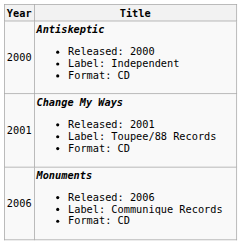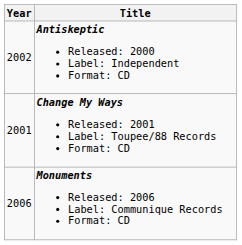(19, 58) 2000 -> (19, 58) 2002
